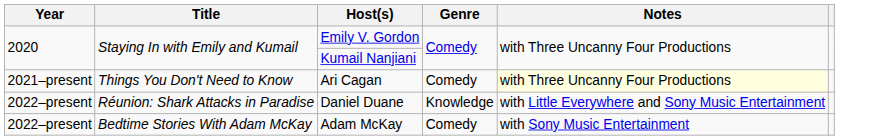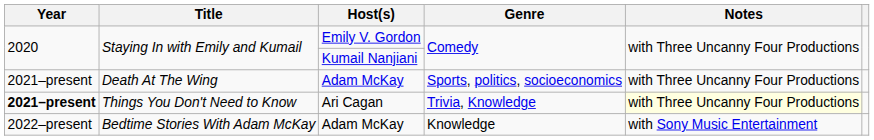+ row: (160, 80)
(50, 80) normal -> (52, 102) bold
(451, 80) Comedy -> (481, 102) Trivia, Knowledge
- row: (206, 102)
(451, 124) Comedy -> (461, 124) Knowledge
